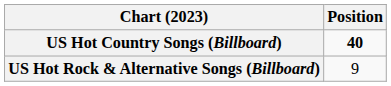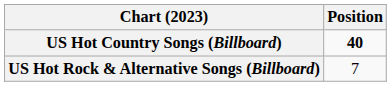(355, 68) 9 -> (355, 68) 7
